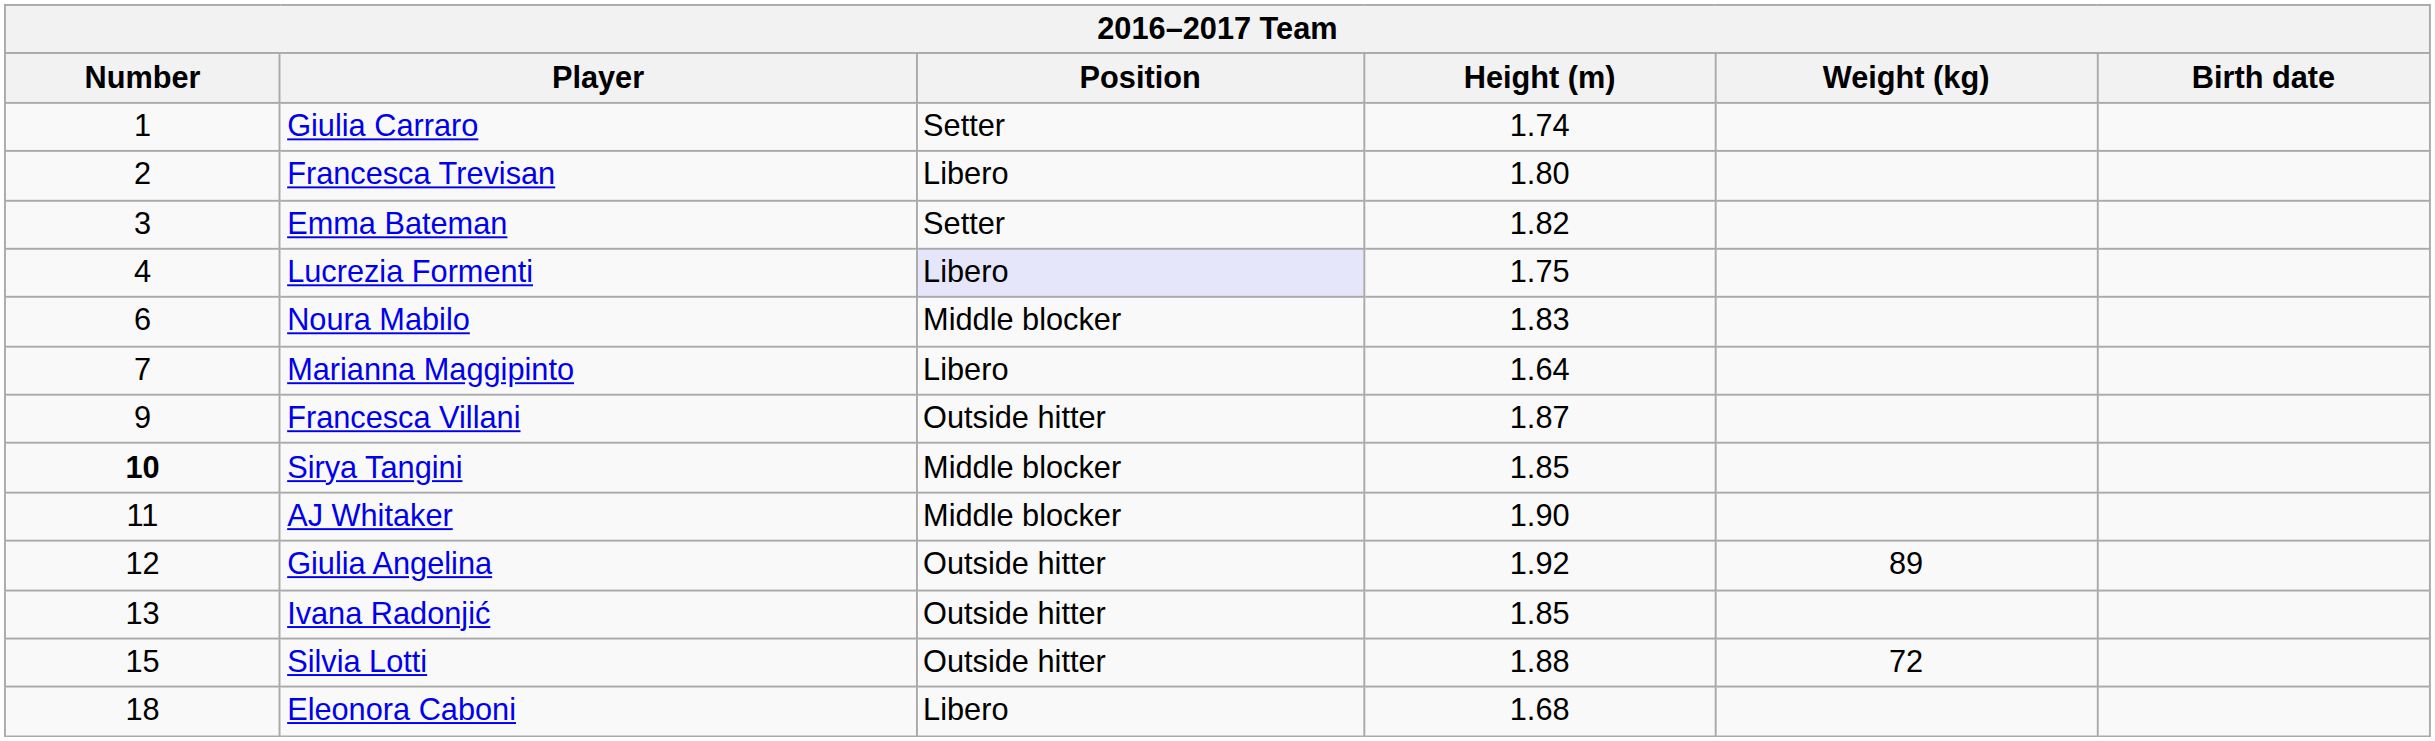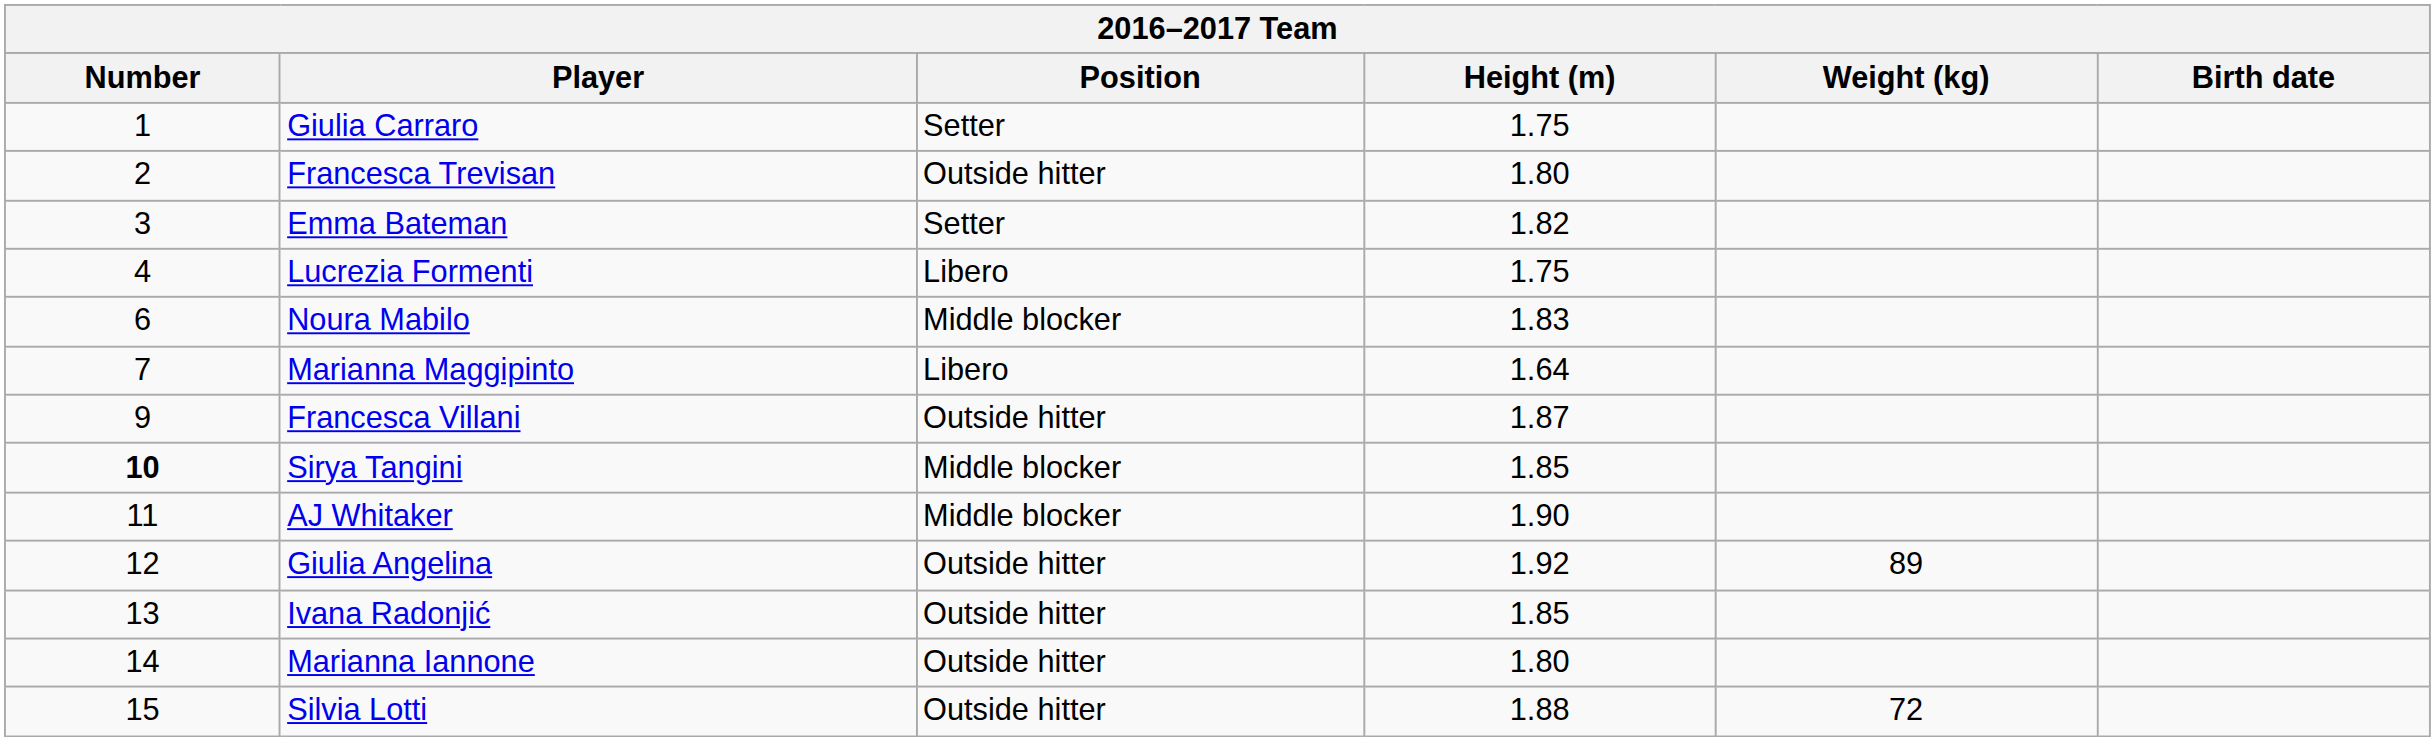(1540, 126) 1.74 -> (1540, 126) 1.75
(966, 175) Libero -> (1014, 175) Outside hitter
(966, 272) lavender background -> (966, 272) no background
+ row: (411, 662)
- row: (402, 710)
